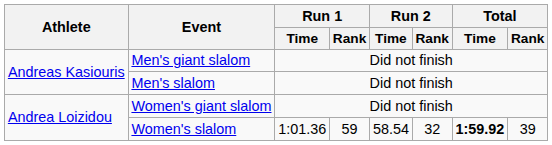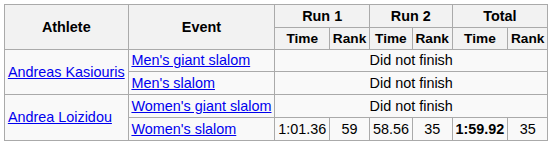(391, 129) 58.54 -> (391, 129) 58.56
(432, 129) 32 -> (432, 129) 35
(528, 129) 39 -> (528, 129) 35
